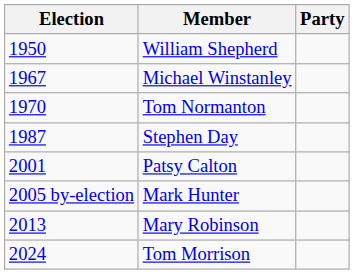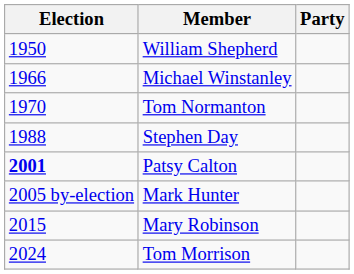(27, 78) 1967 -> (27, 78) 1966
(27, 136) 1987 -> (27, 136) 1988
(27, 166) normal -> (27, 166) bold
(27, 225) 2013 -> (27, 225) 2015
